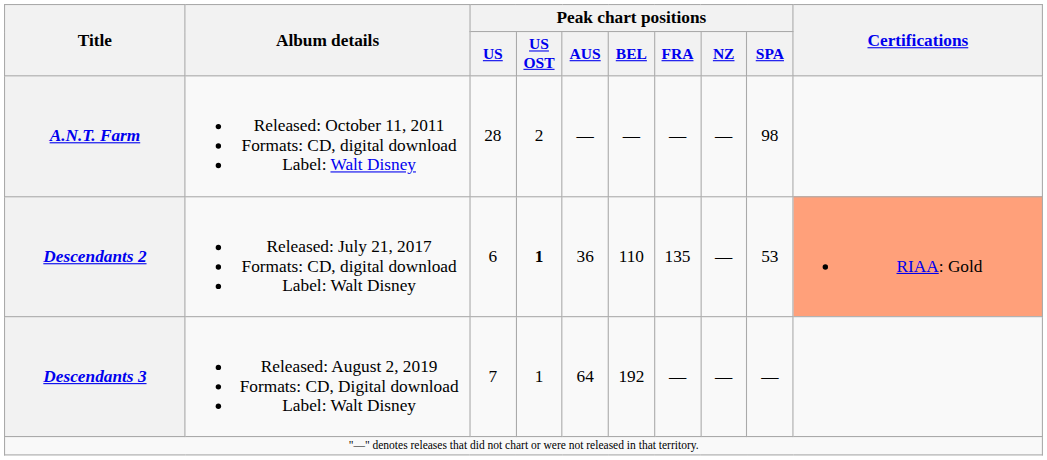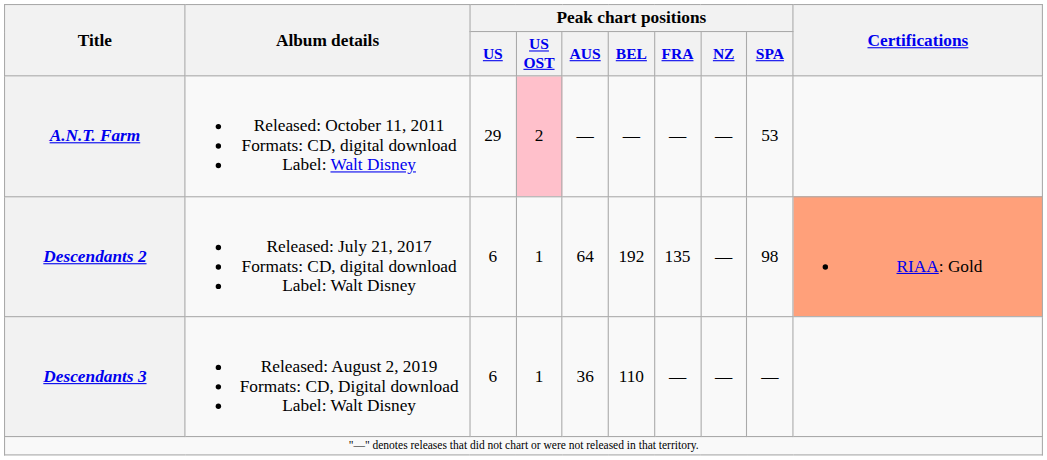(493, 136) 28 -> (493, 136) 29
(539, 136) no background -> (539, 136) pink background
(770, 136) 98 -> (770, 136) 53
(539, 256) bold -> (539, 256) normal
(585, 256) 36 -> (585, 256) 64
(631, 256) 110 -> (631, 256) 192
(770, 256) 53 -> (770, 256) 98
(493, 376) 7 -> (493, 376) 6
(585, 376) 64 -> (585, 376) 36
(631, 376) 192 -> (631, 376) 110
